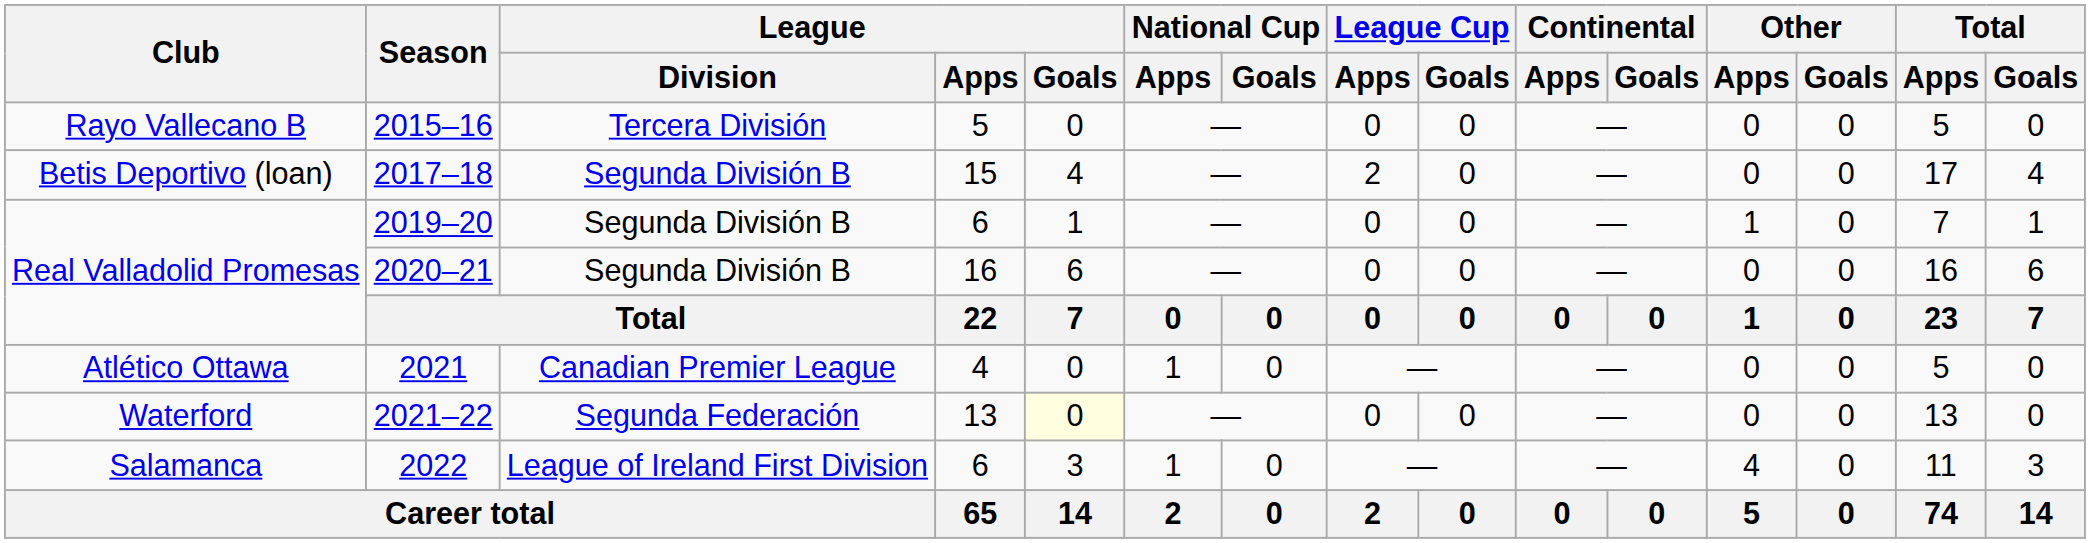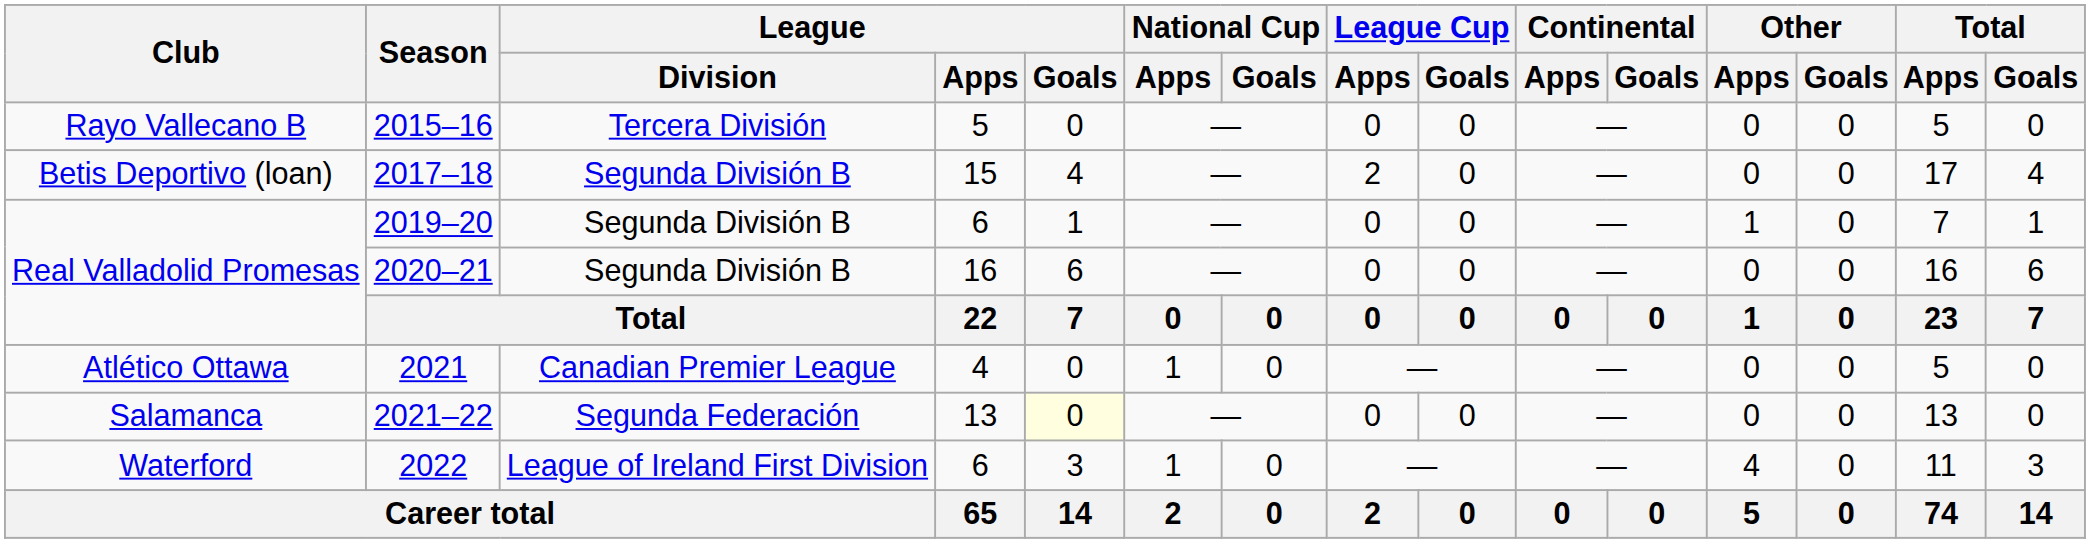(186, 416) Waterford -> (186, 416) Salamanca
(186, 464) Salamanca -> (186, 464) Waterford
